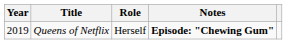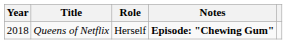(18, 30) 2019 -> (18, 30) 2018
